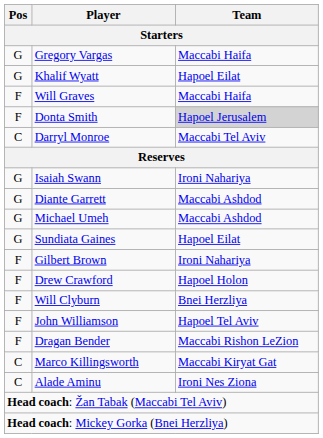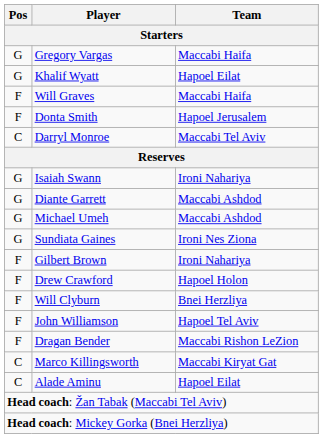(222, 117) lightgrey background -> (222, 117) no background
(209, 239) Hapoel Eilat -> (217, 239) Ironi Nes Ziona
(217, 382) Ironi Nes Ziona -> (209, 382) Hapoel Eilat
